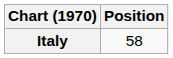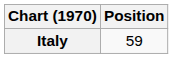(134, 41) 58 -> (134, 41) 59
